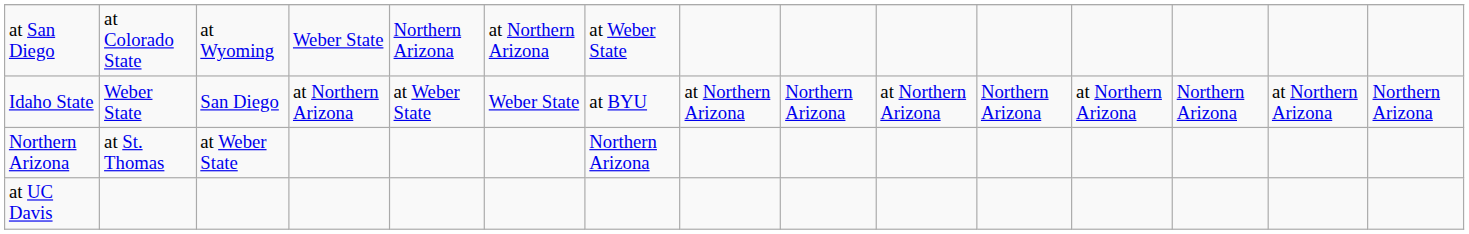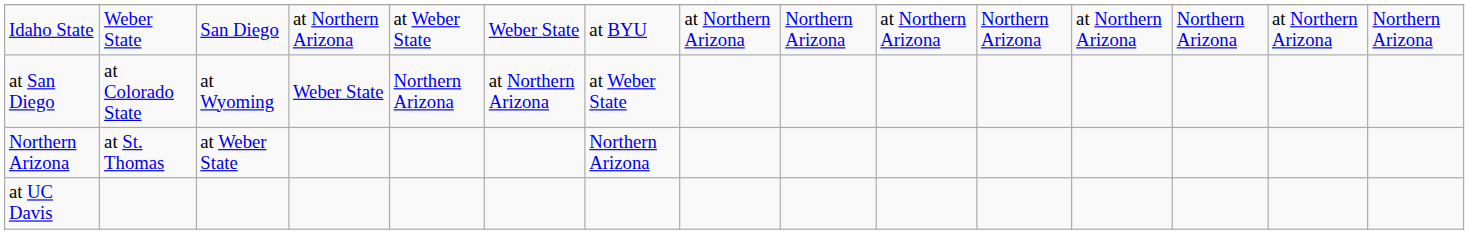rows swapped: (51, 101) <-> (32, 40)
